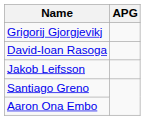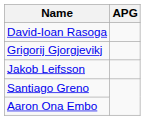rows swapped: (57, 50) <-> (55, 32)
